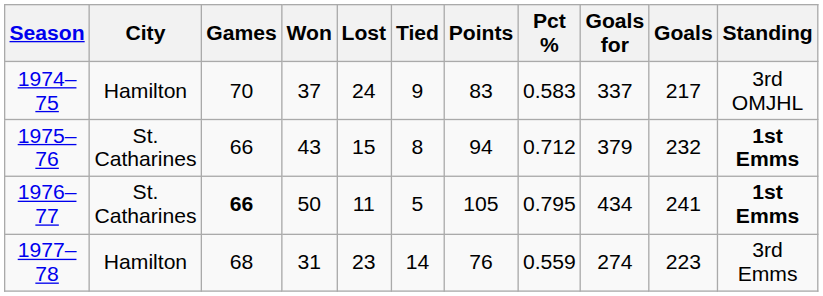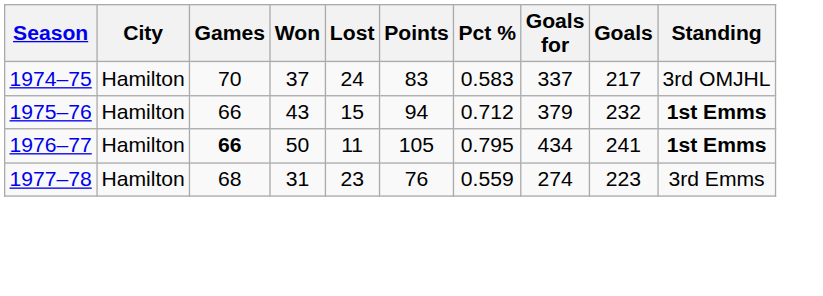- column: (417, 33)
(145, 147) St. Catharines -> (143, 111) Hamilton
(145, 204) St. Catharines -> (143, 145) Hamilton
